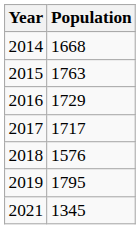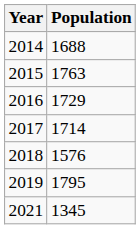(68, 45) 1668 -> (68, 45) 1688
(68, 127) 1717 -> (68, 127) 1714
